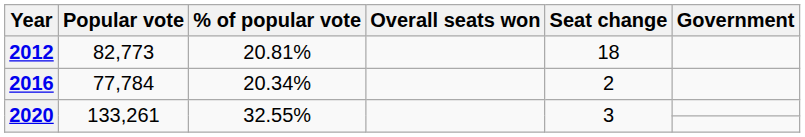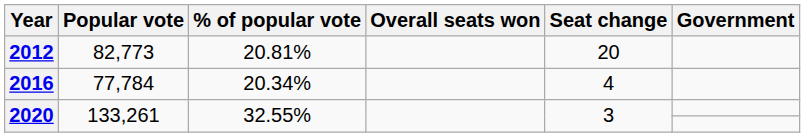(609, 52) 18 -> (609, 52) 20
(609, 83) 2 -> (609, 83) 4
